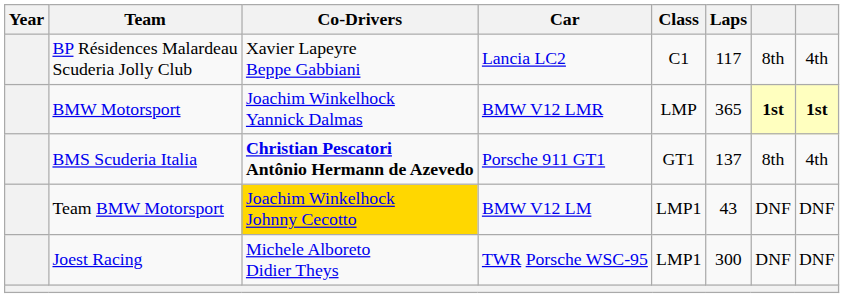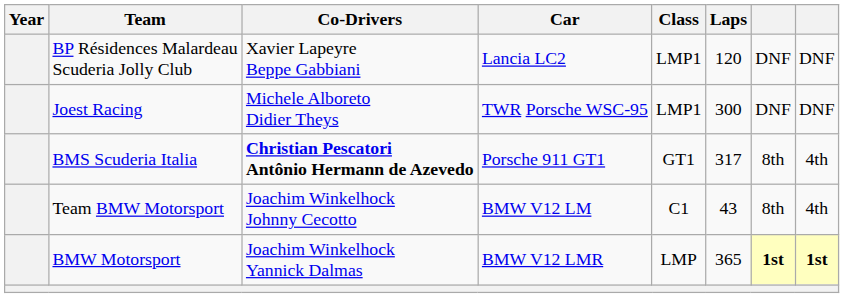(679, 59) C1 -> (679, 59) LMP1
(728, 59) 117 -> (728, 59) 120
(773, 59) 8th -> (773, 59) DNF
(817, 59) 4th -> (817, 59) DNF
rows swapped: (97, 259) <-> (116, 109)
(728, 159) 137 -> (728, 159) 317
(320, 209) gold background -> (320, 209) no background
(679, 209) LMP1 -> (679, 209) C1
(773, 209) DNF -> (773, 209) 8th
(817, 209) DNF -> (817, 209) 4th
